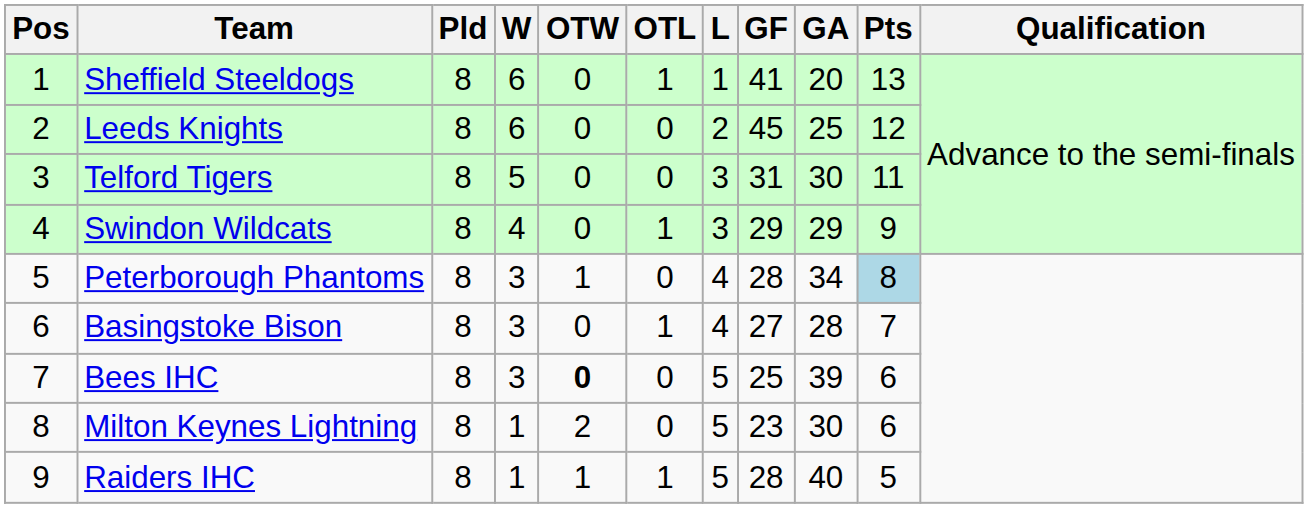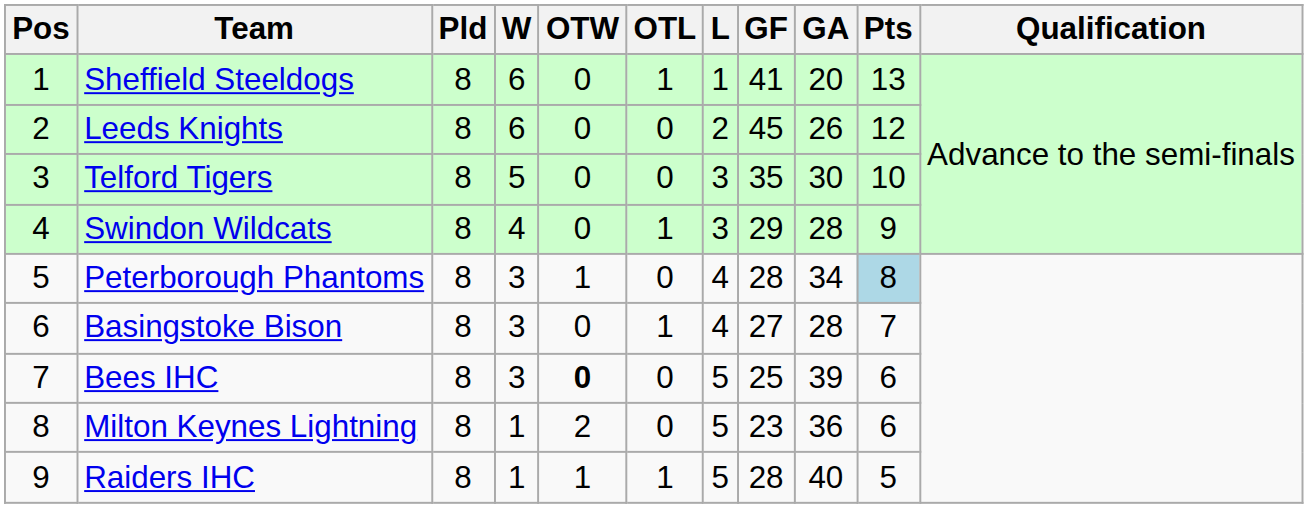(826, 128) 25 -> (826, 128) 26
(766, 178) 31 -> (766, 178) 35
(888, 178) 11 -> (888, 178) 10
(826, 228) 29 -> (826, 228) 28
(826, 427) 30 -> (826, 427) 36
